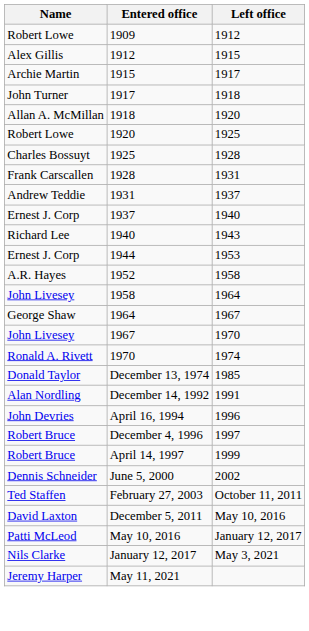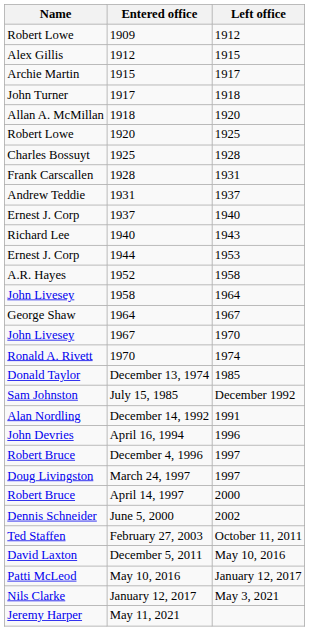+ row: (144, 395)
+ row: (150, 475)
(227, 455) 1999 -> (227, 495) 2000
